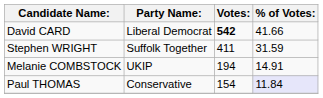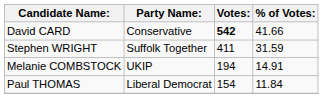(169, 31) Liberal Democrat -> (159, 31) Conservative
(159, 84) Conservative -> (169, 84) Liberal Democrat
(269, 84) lavender background -> (269, 84) no background
